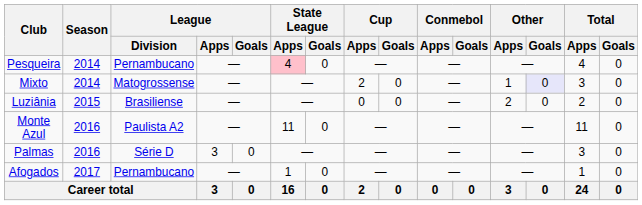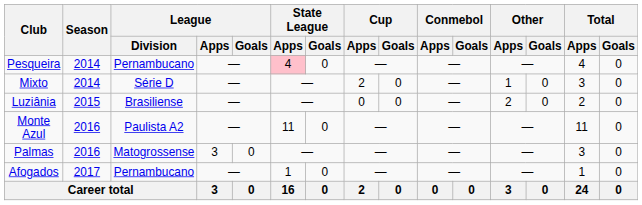(154, 83) Matogrossense -> (154, 83) Série D
(545, 83) lavender background -> (545, 83) no background
(154, 153) Série D -> (154, 153) Matogrossense
